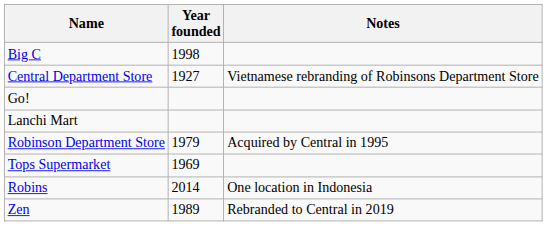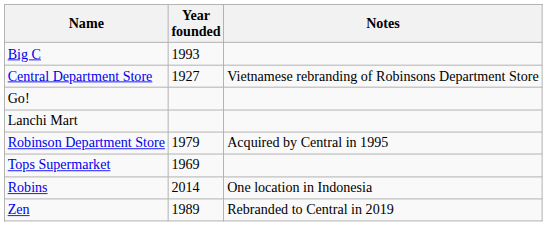(185, 53) 1998 -> (185, 53) 1993
